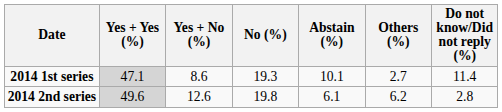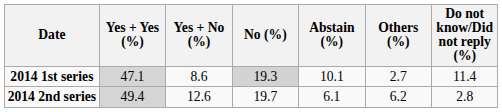(265, 76) no background -> (265, 76) lightgrey background
(133, 97) 49.6 -> (133, 97) 49.4
(265, 97) 19.8 -> (265, 97) 19.7
